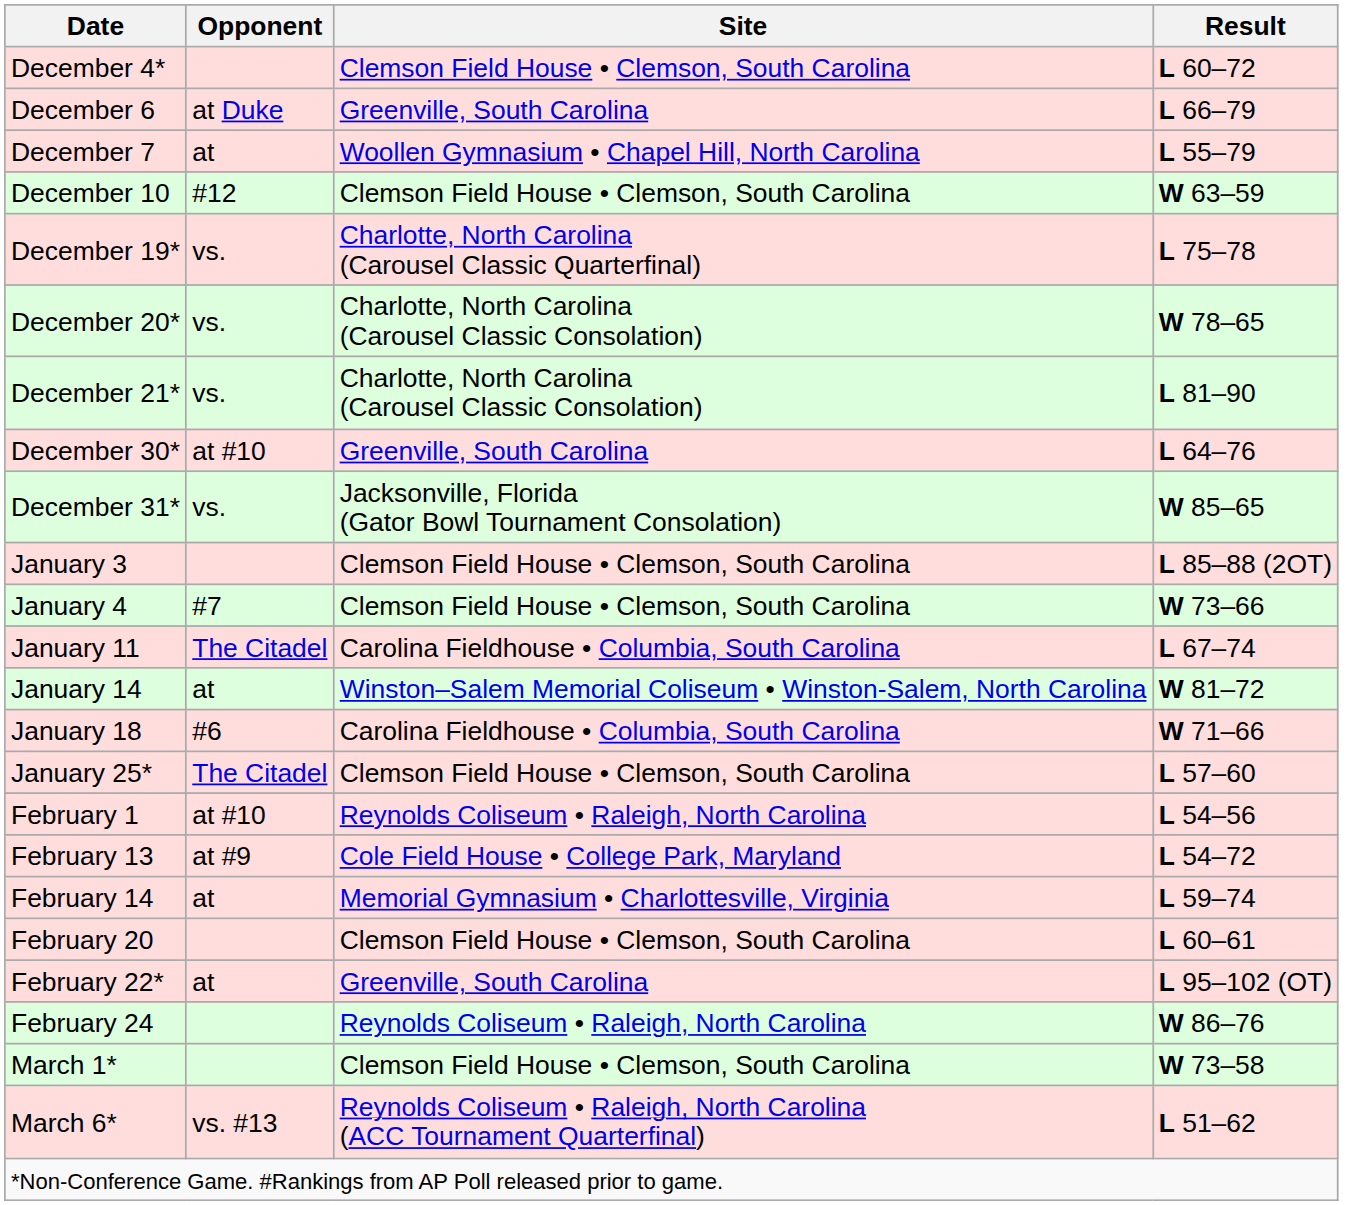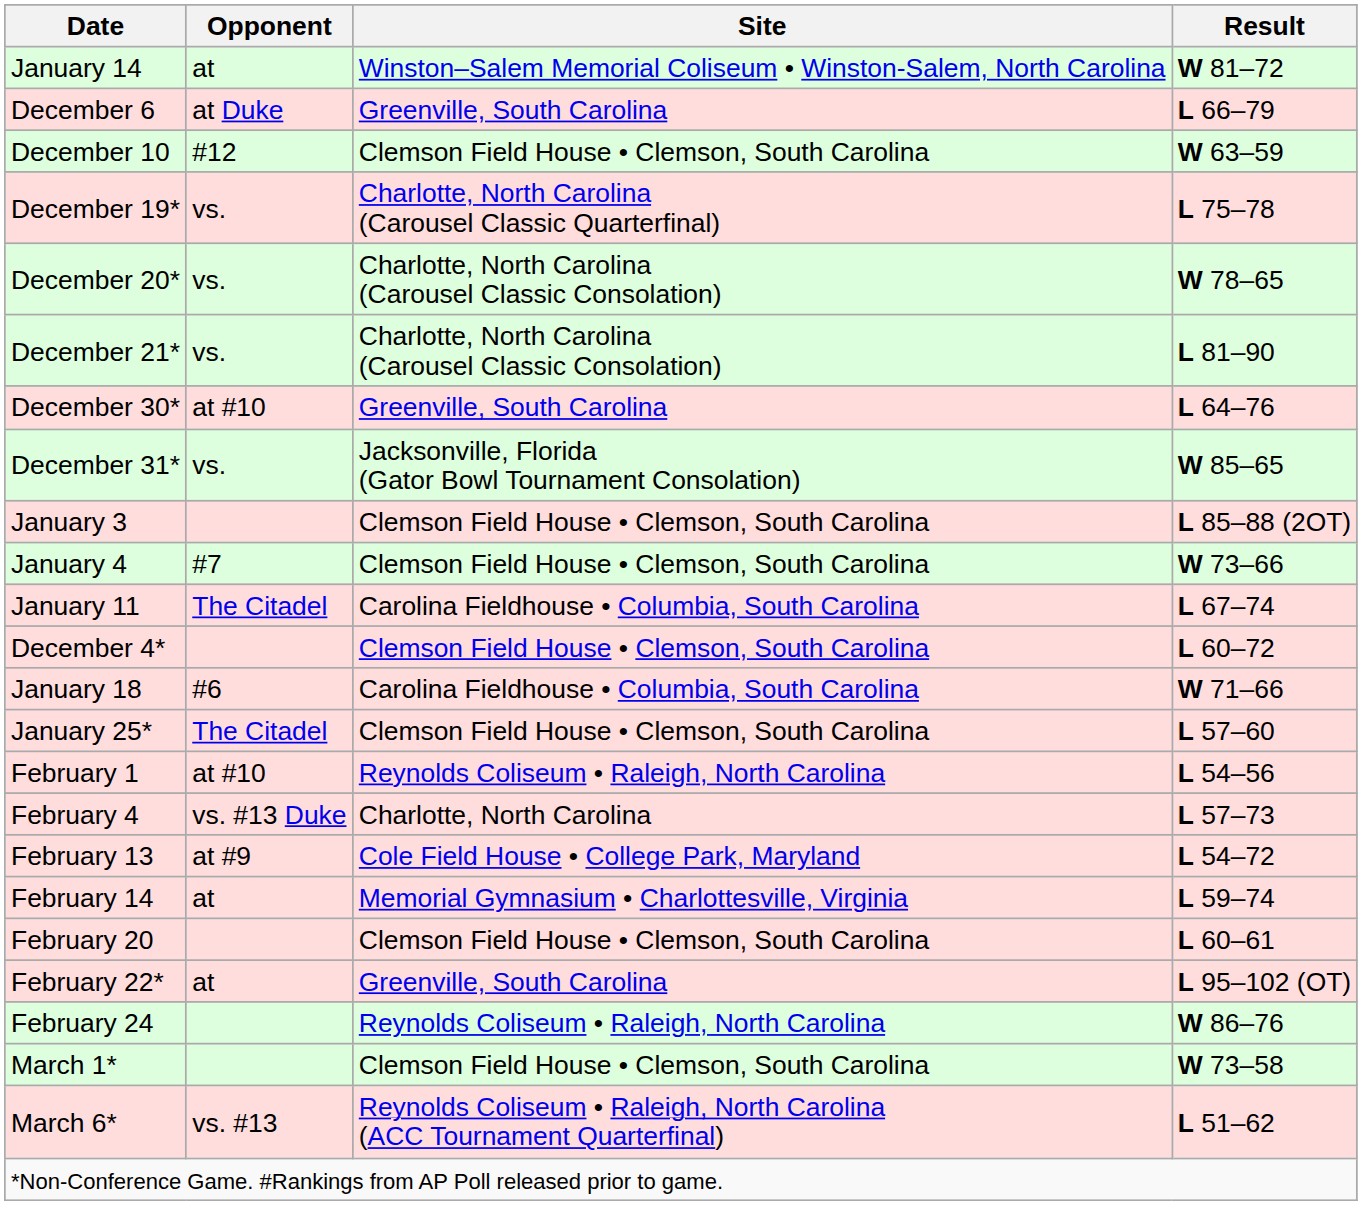rows swapped: (88, 68) <-> (76, 689)
- row: (83, 152)
+ row: (75, 814)
